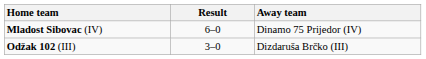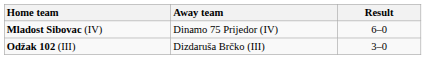columns swapped: (282, 12) <-> (213, 12)
